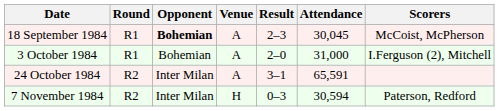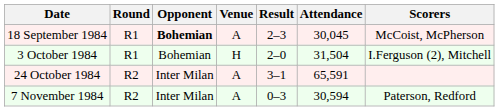(236, 55) A -> (236, 55) H
(331, 55) 31,000 -> (331, 55) 31,504
(236, 95) H -> (236, 95) A
